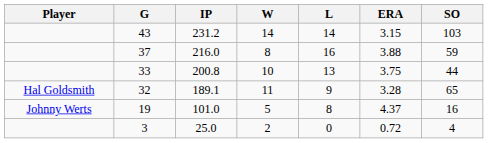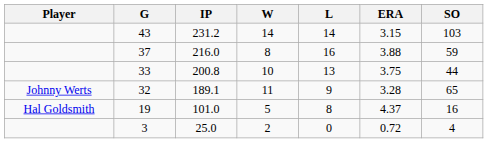(59, 90) Hal Goldsmith -> (59, 90) Johnny Werts
(59, 109) Johnny Werts -> (59, 109) Hal Goldsmith
